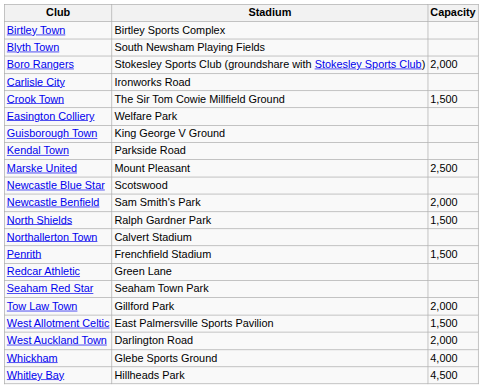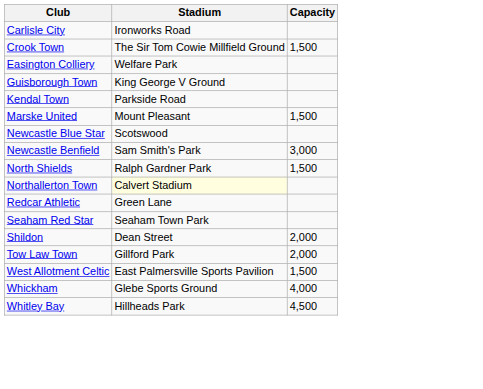- row: (36, 30)
- row: (33, 47)
- row: (40, 64)
(444, 168) 2,500 -> (303, 116) 1,500
(444, 202) 2,000 -> (303, 151) 3,000
(153, 237) no background -> (153, 185) lightyellow background
- row: (24, 254)
+ row: (25, 237)
- row: (57, 340)
